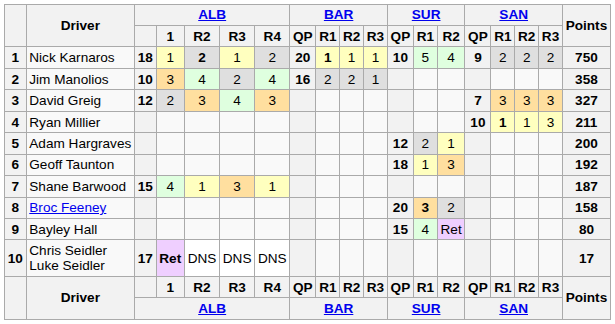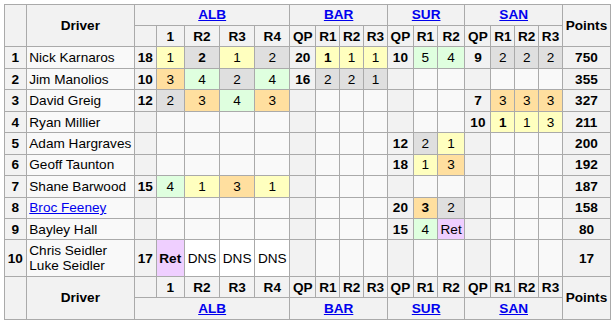(586, 79) 358 -> (586, 79) 355
